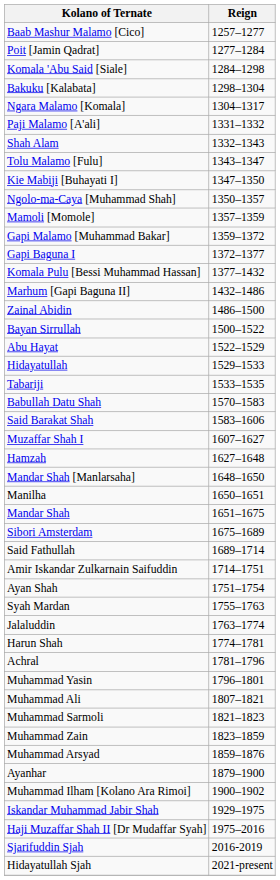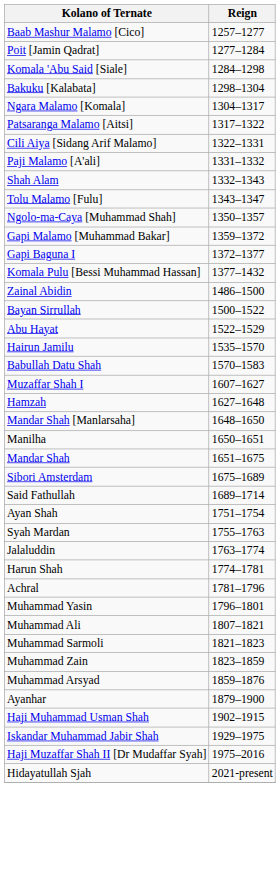+ row: (70, 124)
+ row: (82, 143)
- row: (62, 180)
- row: (51, 217)
- row: (69, 291)
- row: (37, 365)
- row: (25, 384)
+ row: (40, 347)
- row: (50, 421)
- row: (92, 569)
- row: (99, 791)
+ row: (78, 717)
- row: (45, 847)
